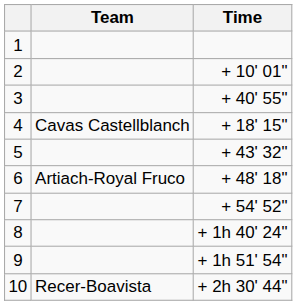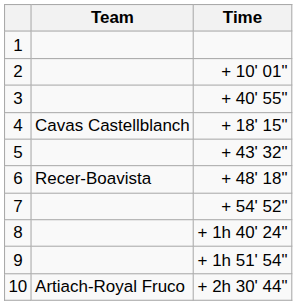(110, 179) Artiach-Royal Fruco -> (93, 179) Recer-Boavista
(93, 286) Recer-Boavista -> (110, 286) Artiach-Royal Fruco
